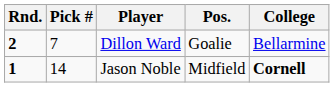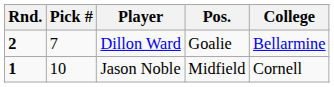(58, 69) 14 -> (58, 69) 10
(279, 69) bold -> (277, 69) normal
